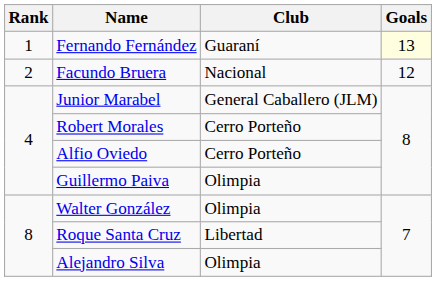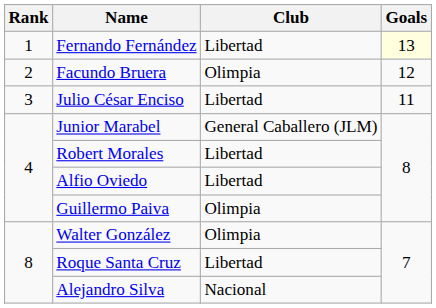(232, 45) Guaraní -> (233, 45) Libertad
(235, 72) Nacional -> (233, 72) Olimpia
+ row: (120, 99)
(253, 126) Cerro Porteño -> (233, 153) Libertad
(253, 153) Cerro Porteño -> (233, 180) Libertad
(233, 262) Olimpia -> (235, 289) Nacional
